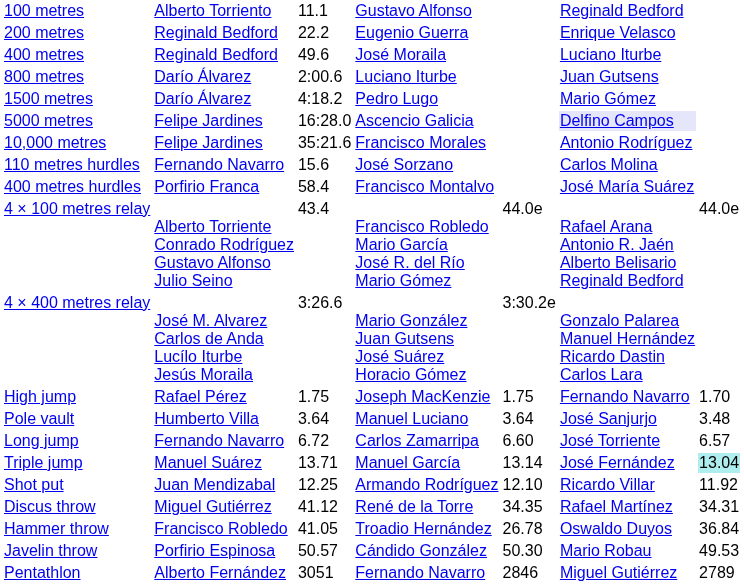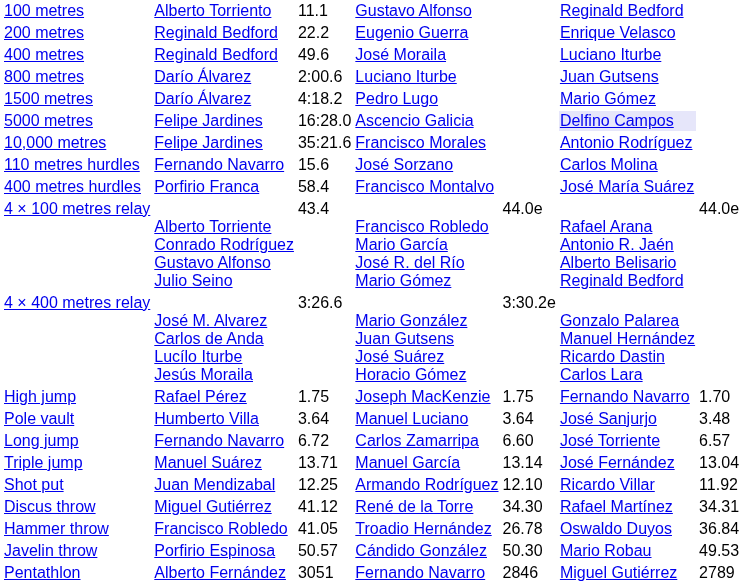(719, 462) paleturquoise background -> (719, 462) no background
(523, 506) 34.35 -> (523, 506) 34.30
